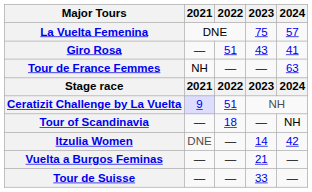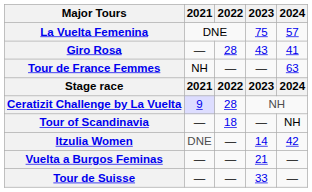(230, 50) 51 -> (230, 50) 28
(230, 104) 51 -> (230, 104) 28
